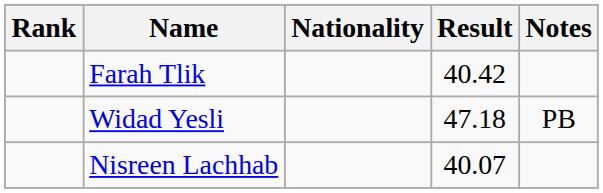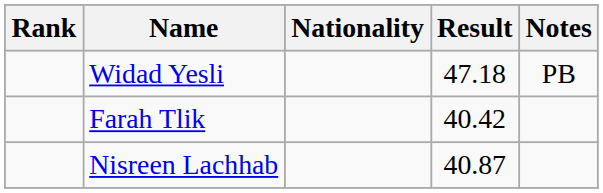rows swapped: (157, 119) <-> (147, 73)
(475, 165) 40.07 -> (475, 165) 40.87
